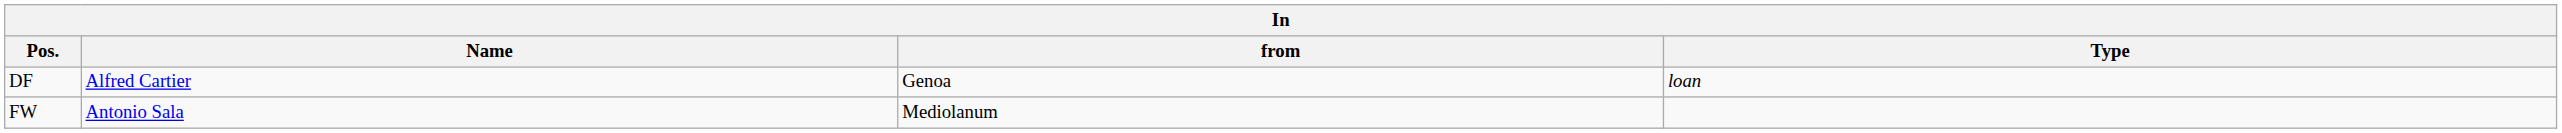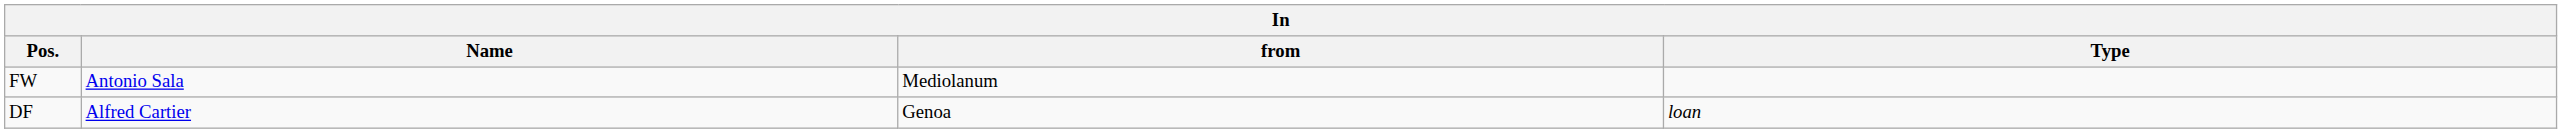rows swapped: (21, 82) <-> (23, 112)
